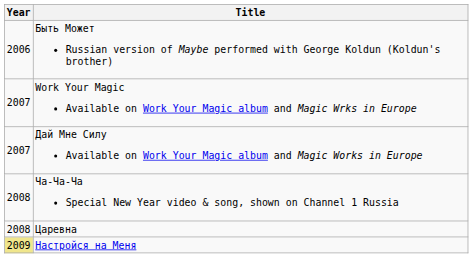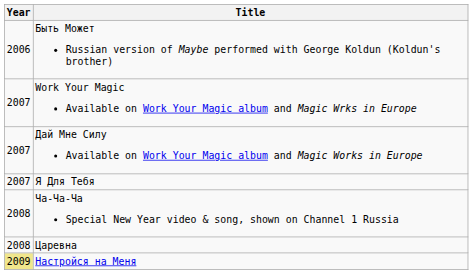+ row: (65, 182)
